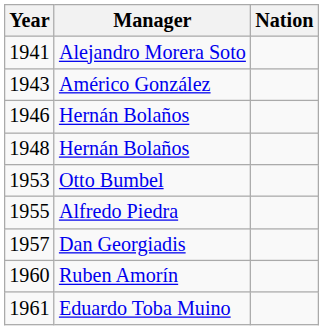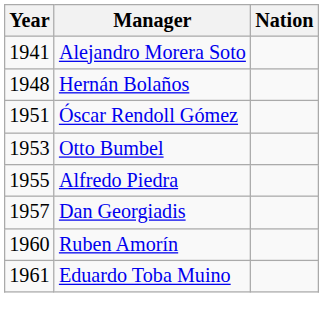- row: (29, 84)
- row: (29, 116)
+ row: (29, 116)
